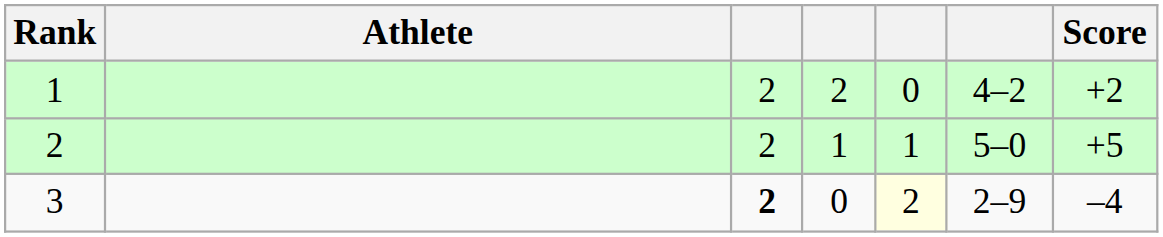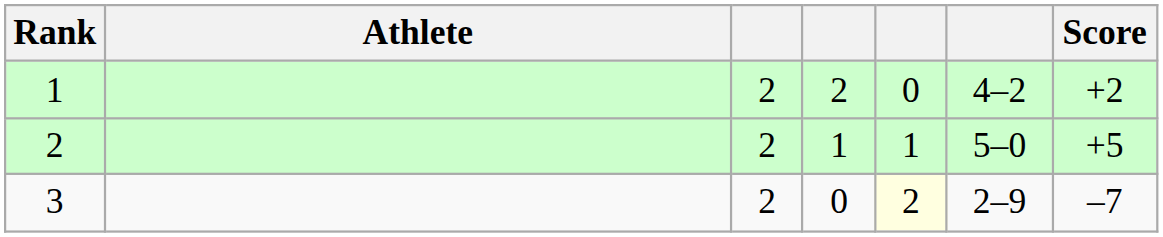(767, 201) bold -> (767, 201) normal
(1105, 201) –4 -> (1105, 201) –7
